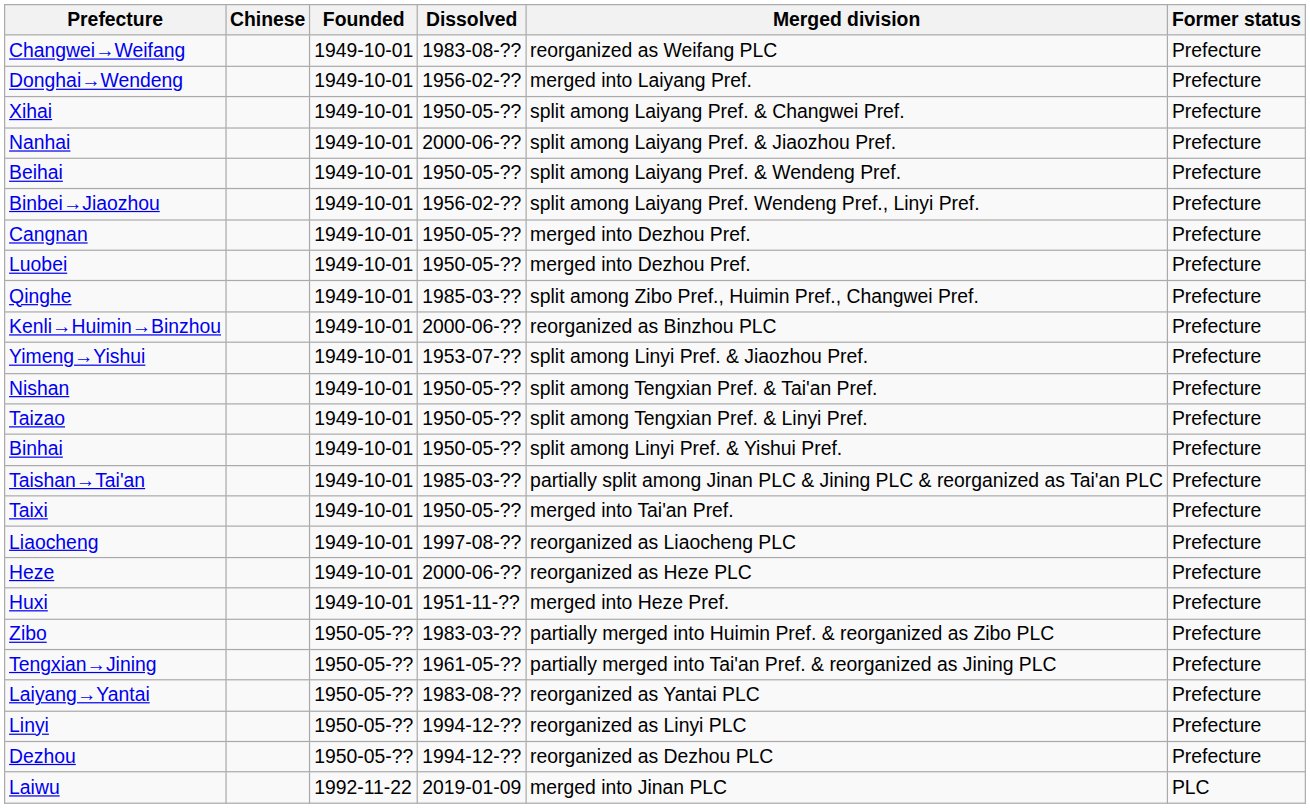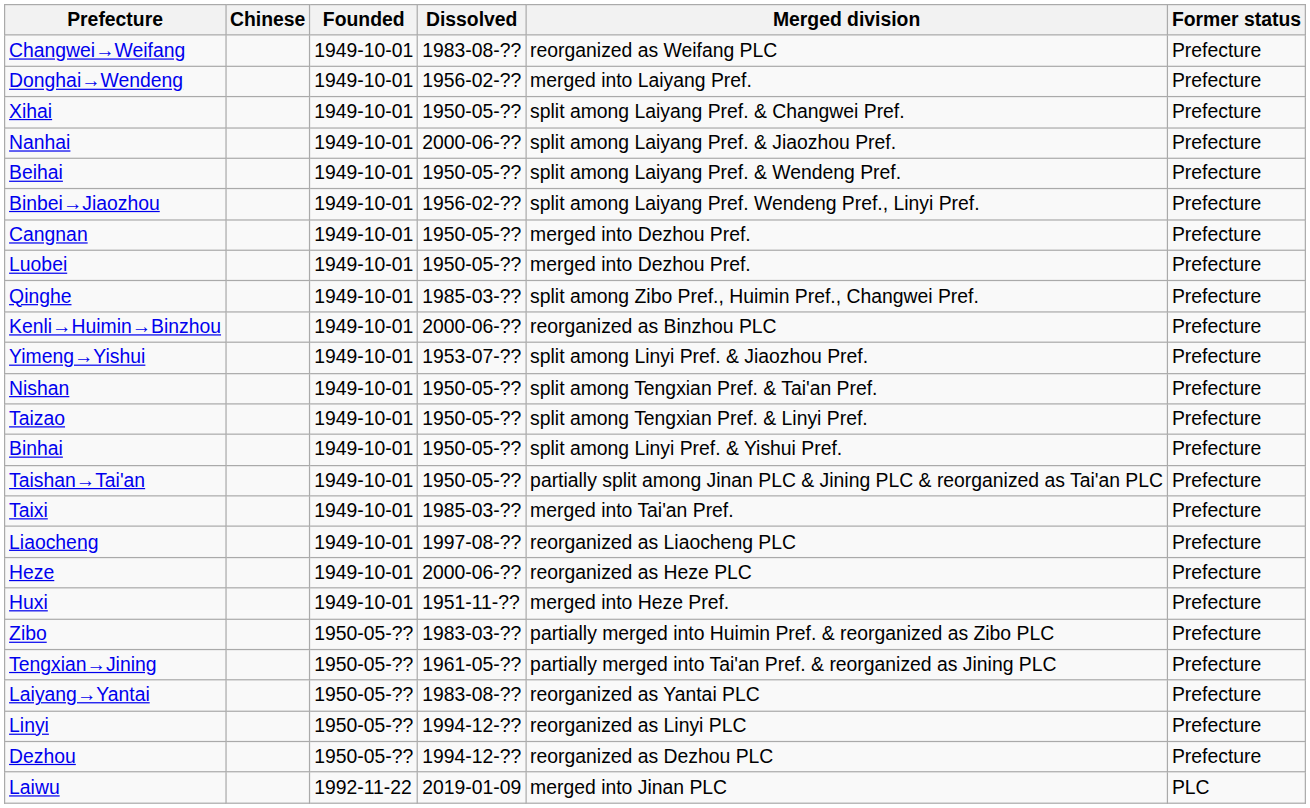(472, 480) 1985-03-?? -> (472, 480) 1950-05-??
(472, 511) 1950-05-?? -> (472, 511) 1985-03-??
